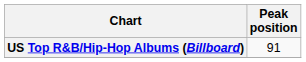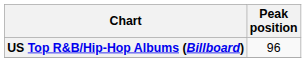(274, 47) 91 -> (274, 47) 96
